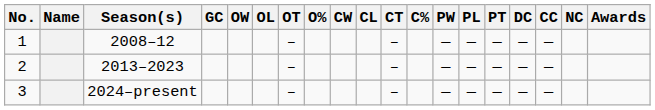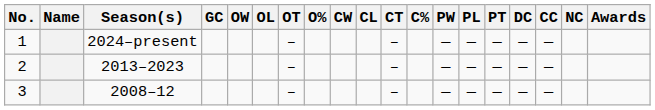(143, 42) 2008–12 -> (143, 42) 2024–present
(143, 92) 2024–present -> (143, 92) 2008–12
